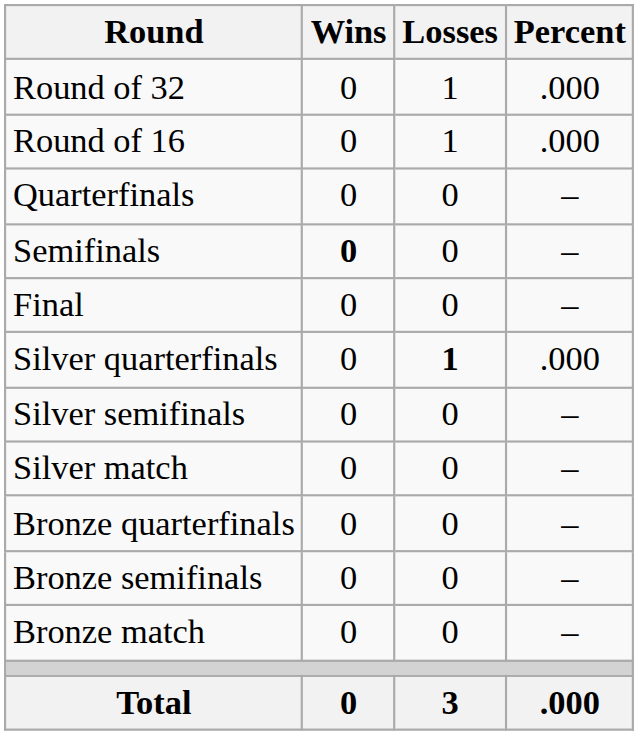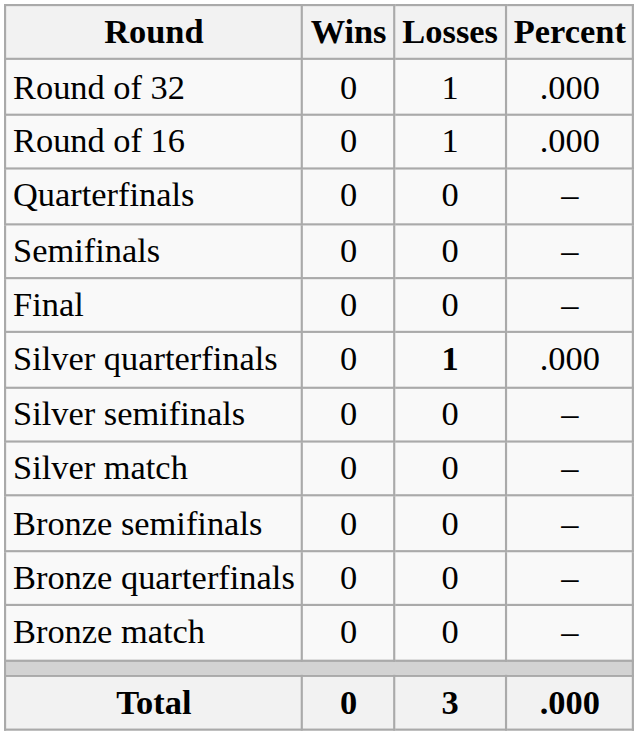(349, 250) bold -> (349, 250) normal
rows swapped: (154, 522) <-> (138, 577)
